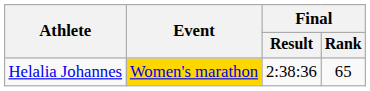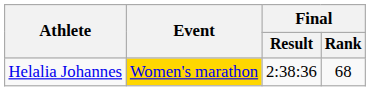(343, 72) 65 -> (343, 72) 68
